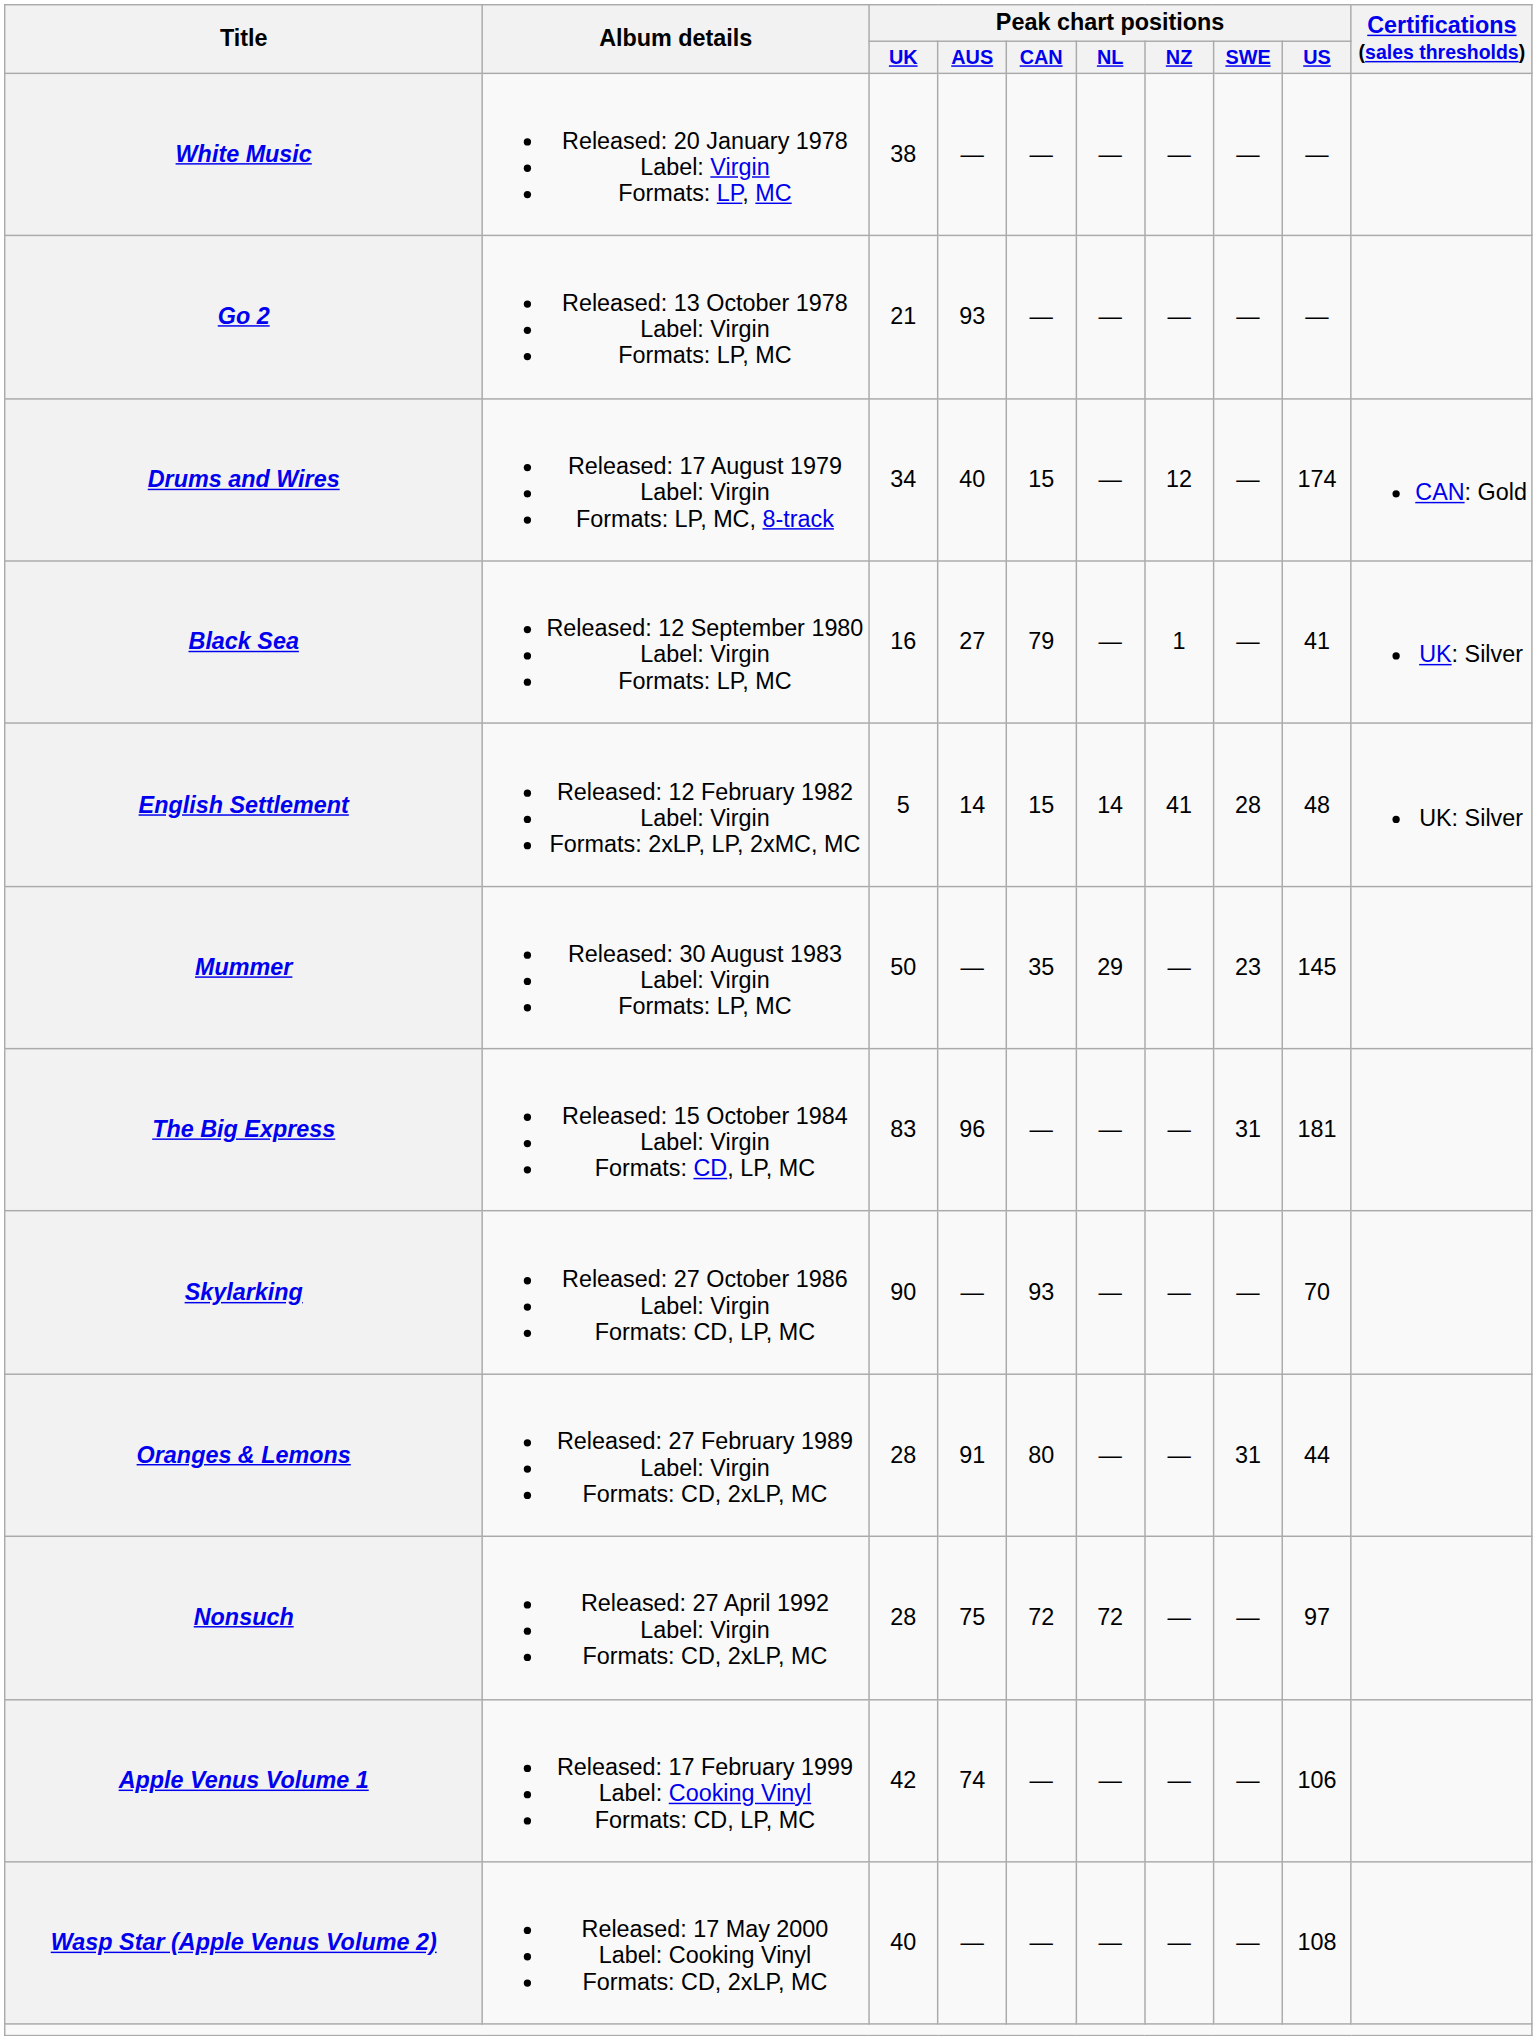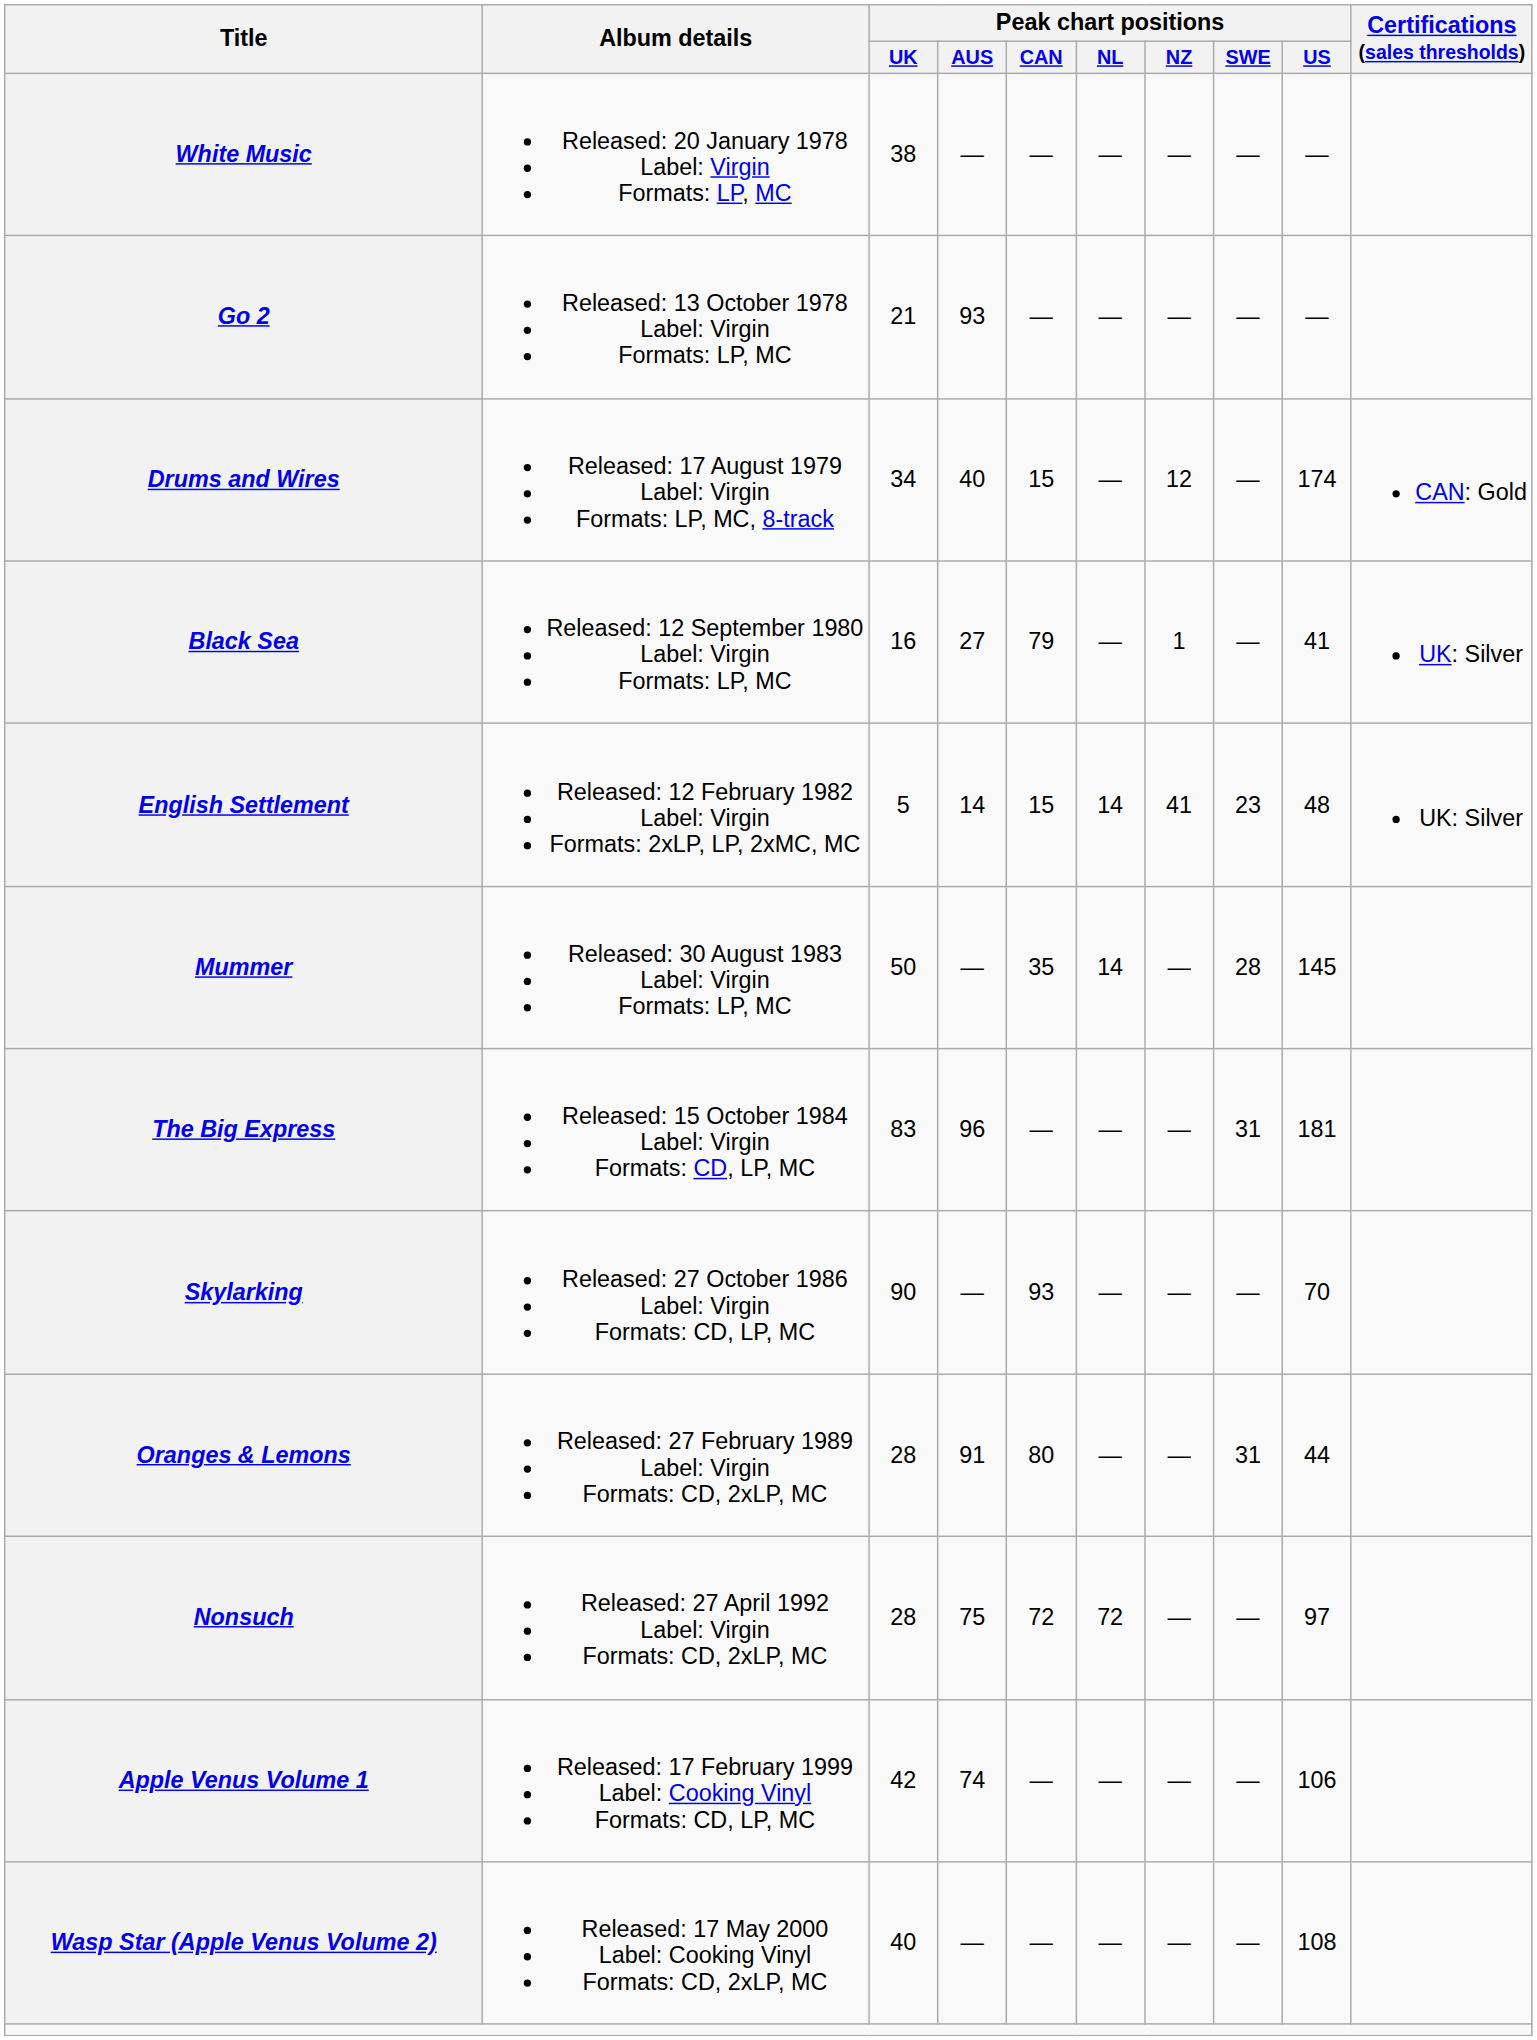(1248, 804) 28 -> (1248, 804) 23
(1110, 967) 29 -> (1110, 967) 14
(1248, 967) 23 -> (1248, 967) 28
